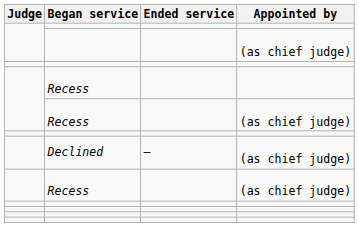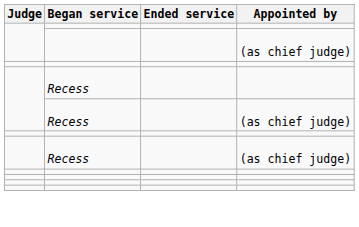- row: (75, 153)
